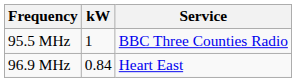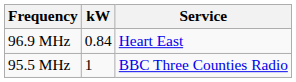rows swapped: (39, 41) <-> (39, 65)
